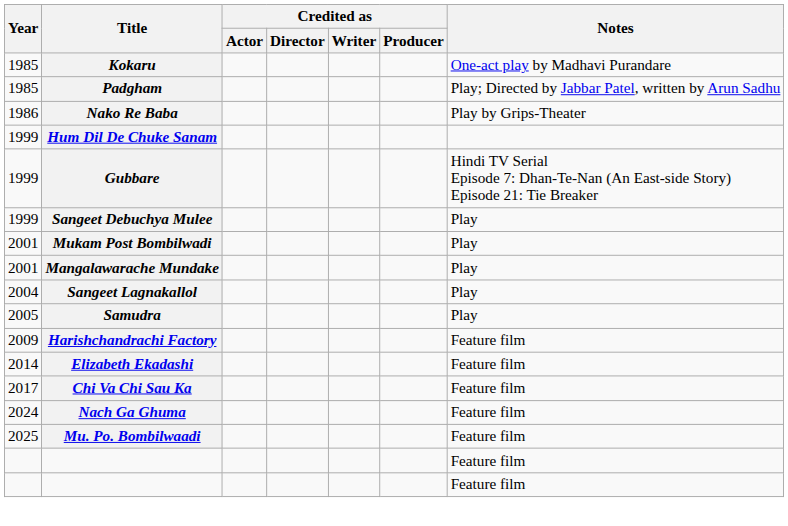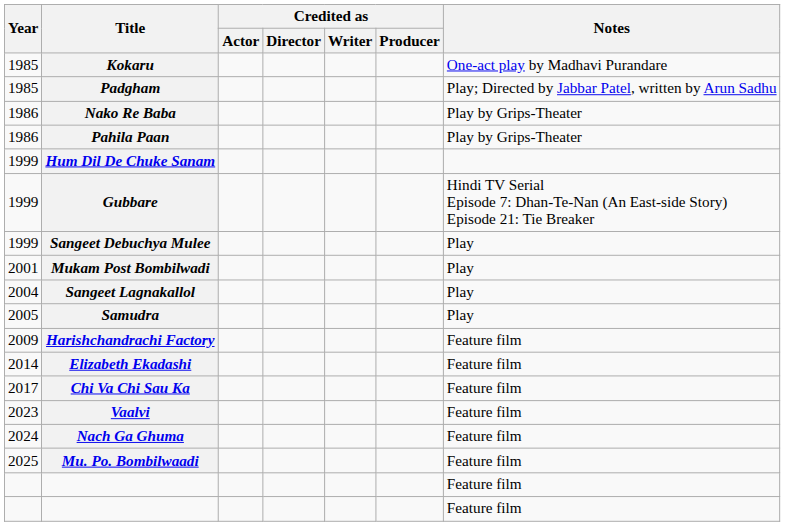+ row: (23, 137)
- row: (23, 267)
+ row: (23, 412)
